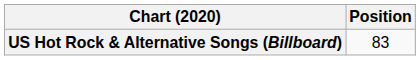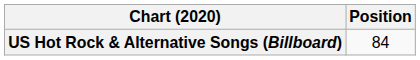(381, 42) 83 -> (381, 42) 84
